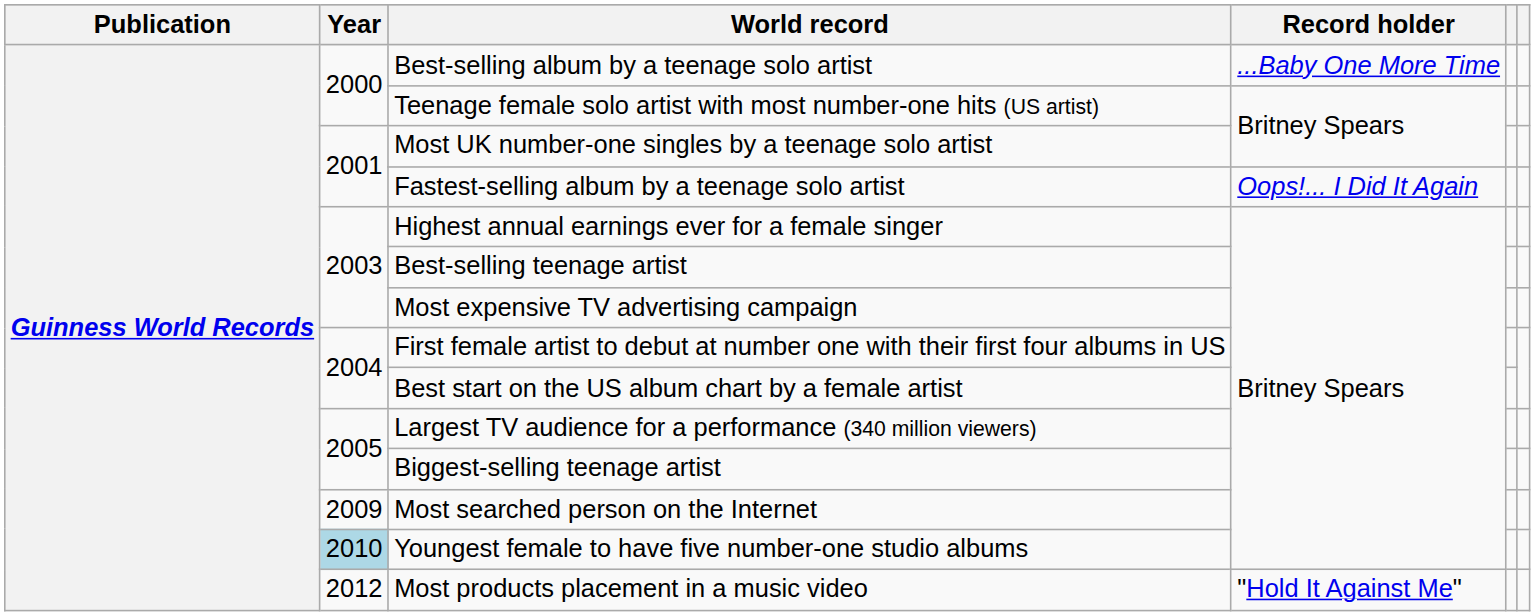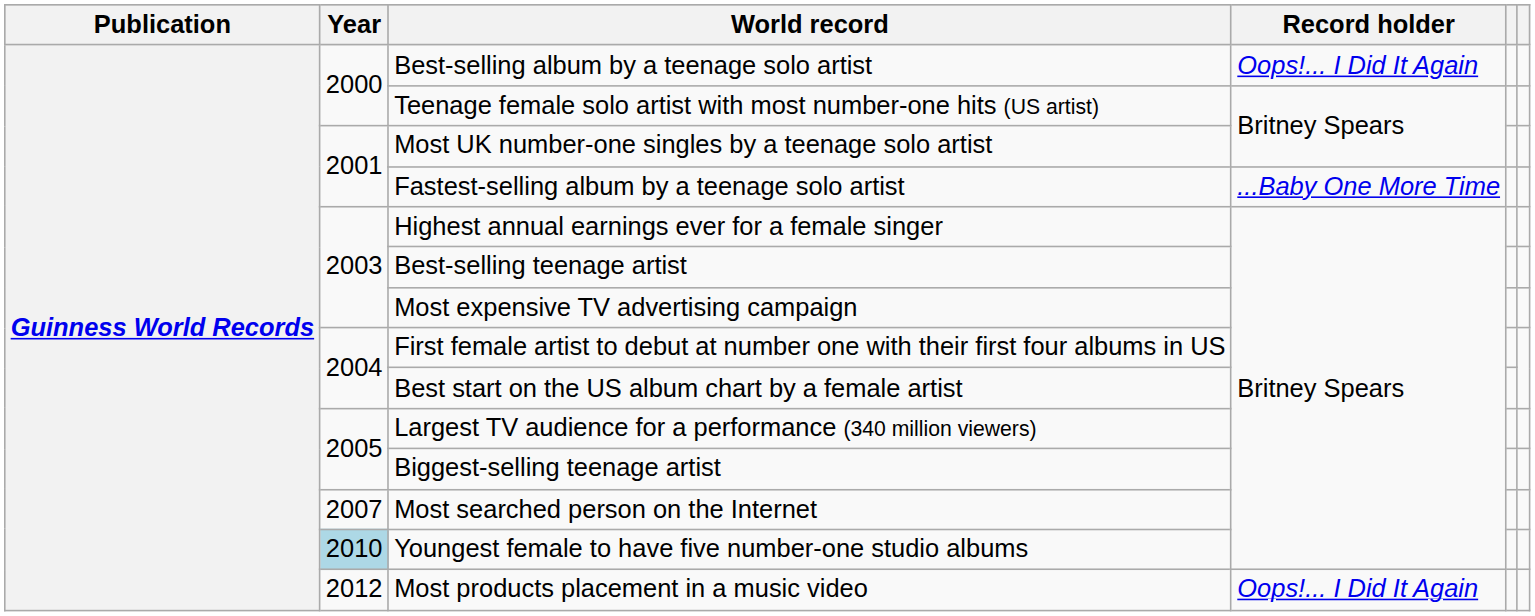(1369, 65) ...Baby One More Time -> (1358, 65) Oops!... I Did It Again
(1358, 186) Oops!... I Did It Again -> (1369, 186) ...Baby One More Time
(354, 508) 2009 -> (354, 508) 2007
(1350, 589) "Hold It Against Me" -> (1358, 589) Oops!... I Did It Again
